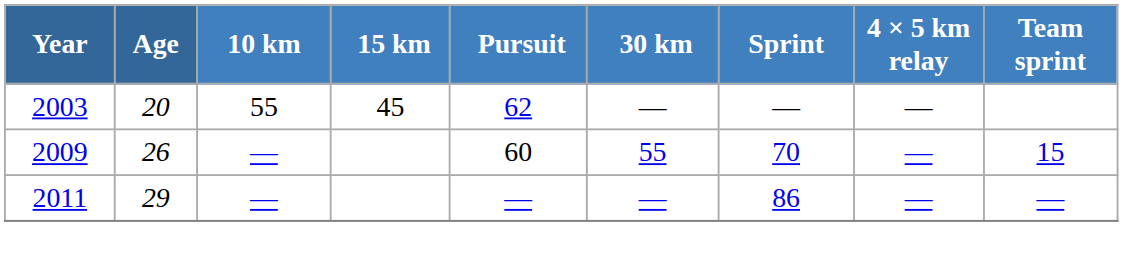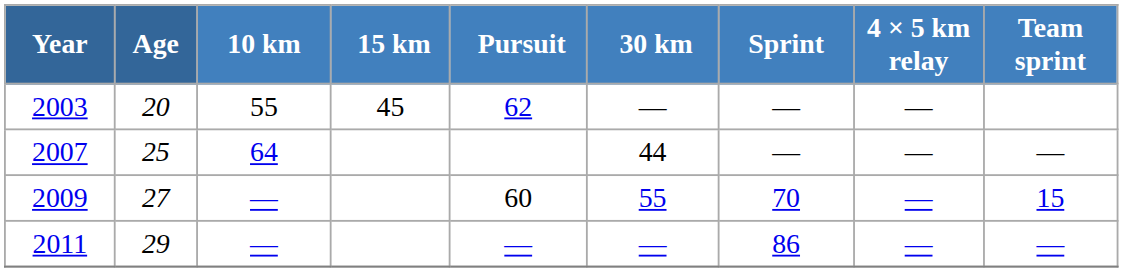+ row: (60, 152)
(156, 152) 26 -> (156, 198) 27
